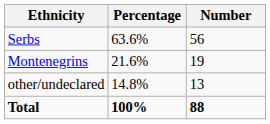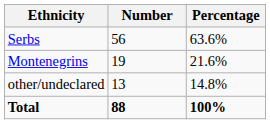columns swapped: (226, 15) <-> (147, 15)
